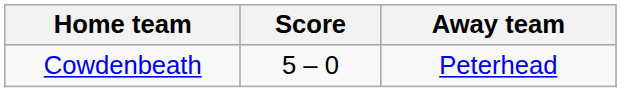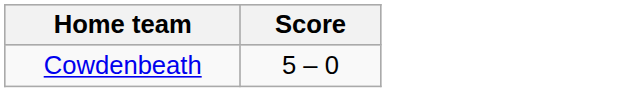- column: (498, 24)
